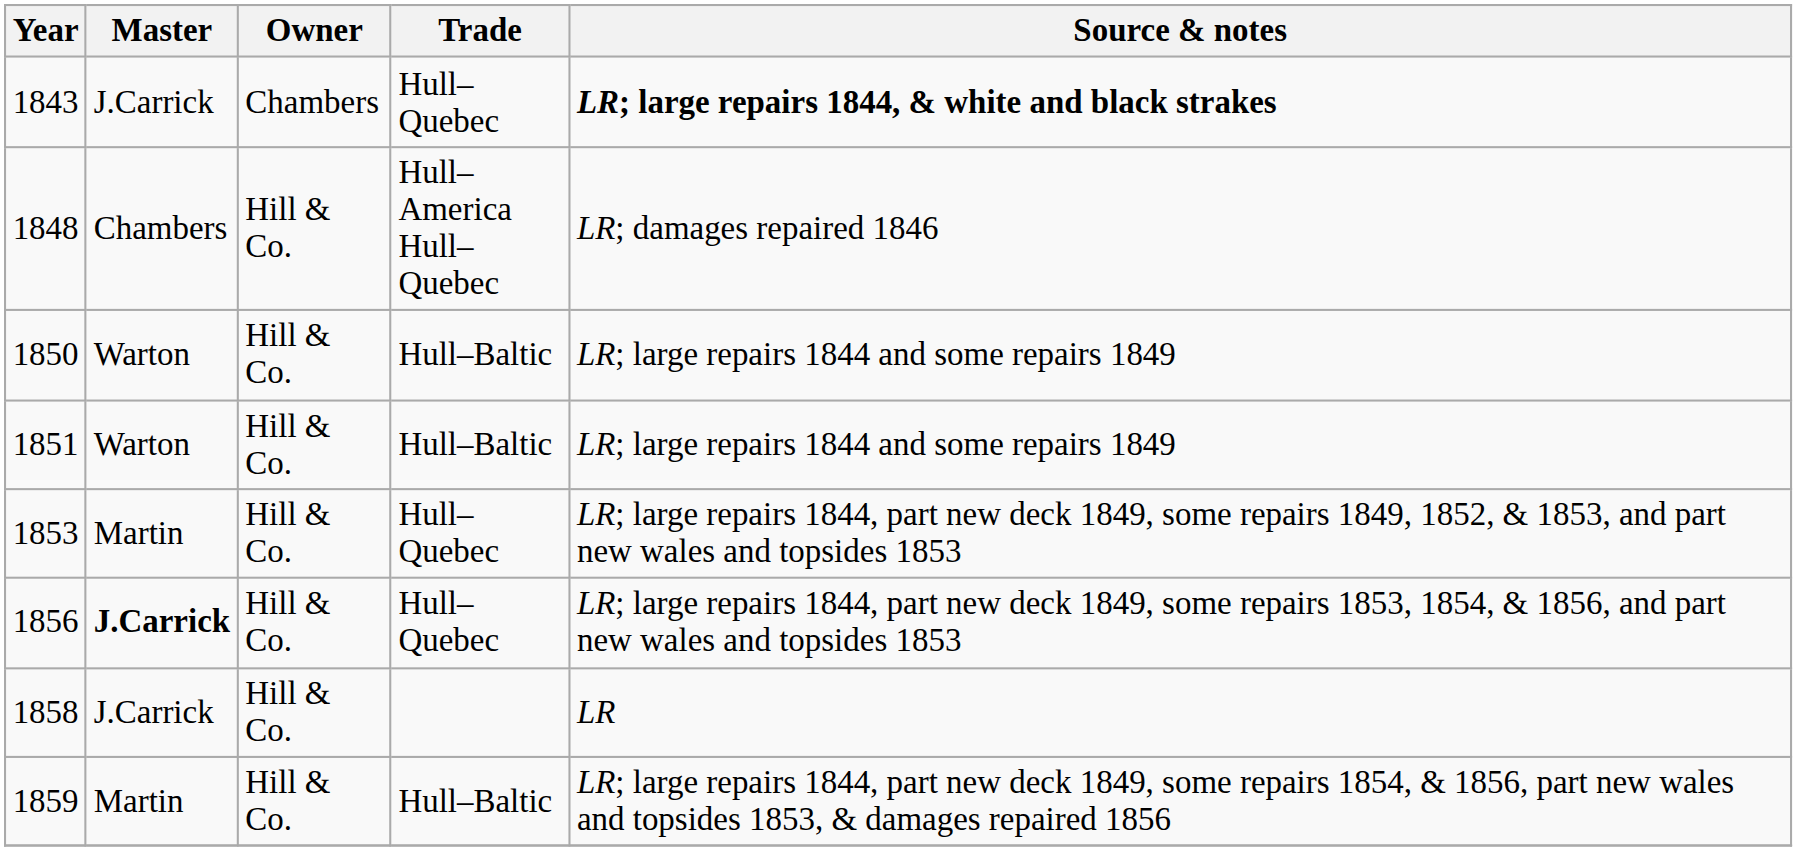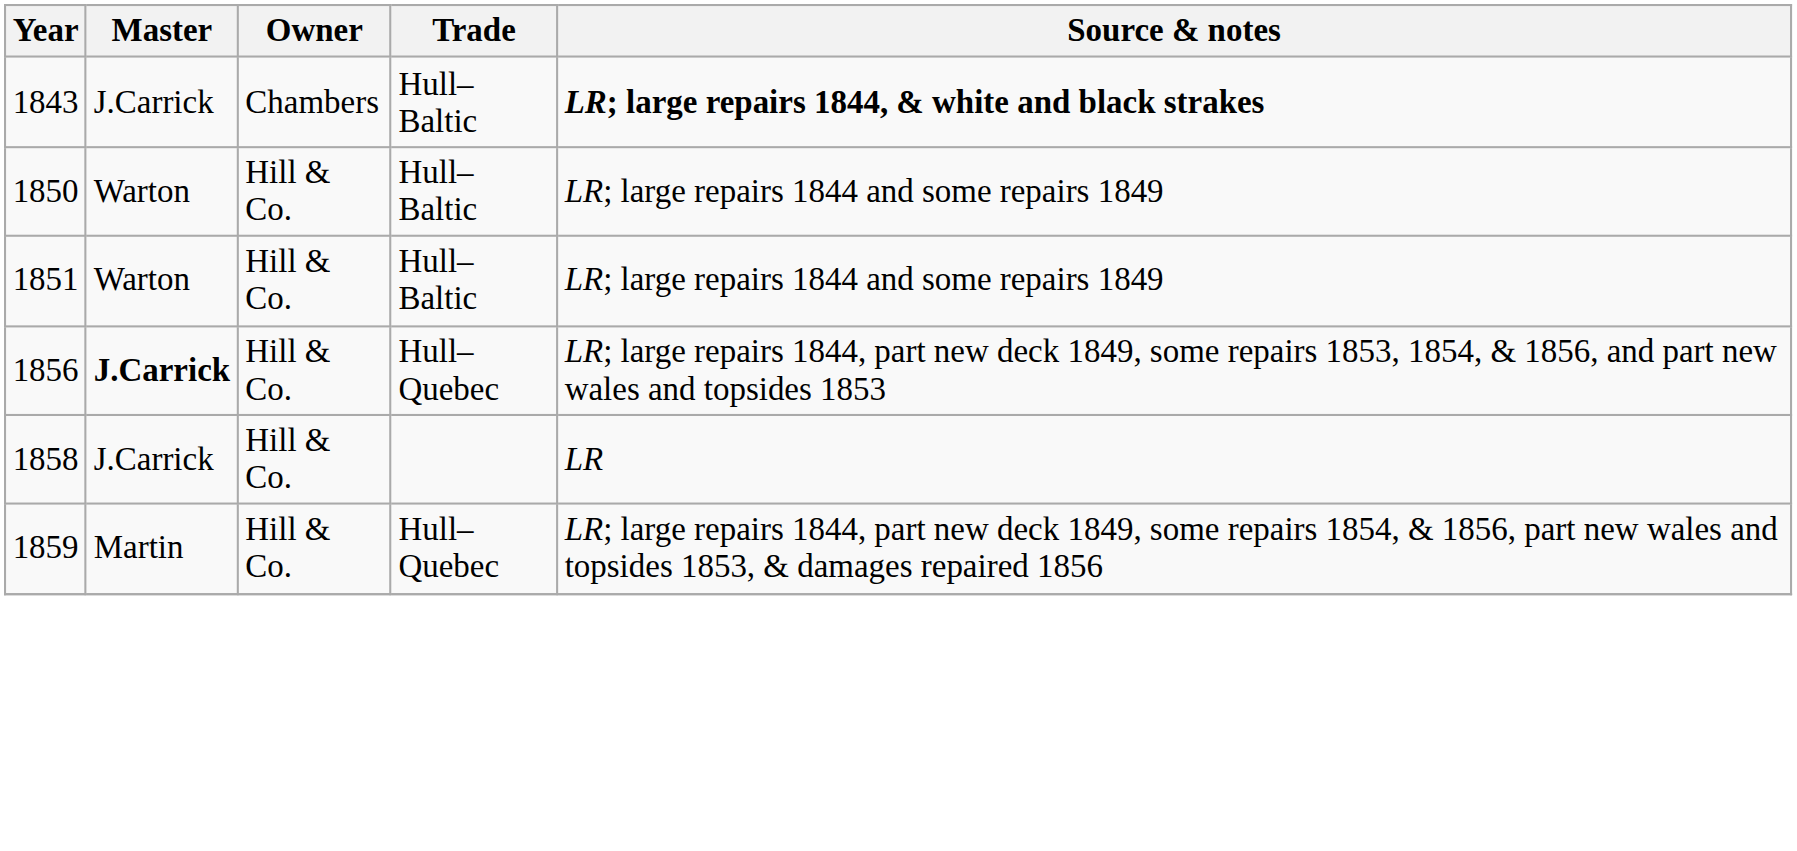(449, 101) Hull–Quebec -> (438, 101) Hull–Baltic
- row: (46, 227)
- row: (46, 533)
(475, 801) Hull–Baltic -> (449, 548) Hull–Quebec
